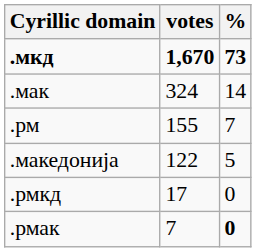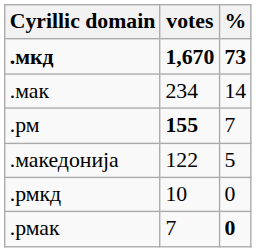(182, 90) 324 -> (182, 90) 234
(182, 125) normal -> (182, 125) bold
(176, 194) 17 -> (176, 194) 10
